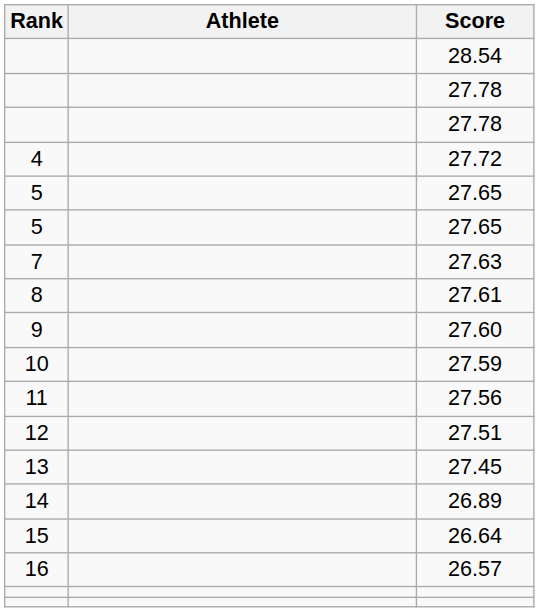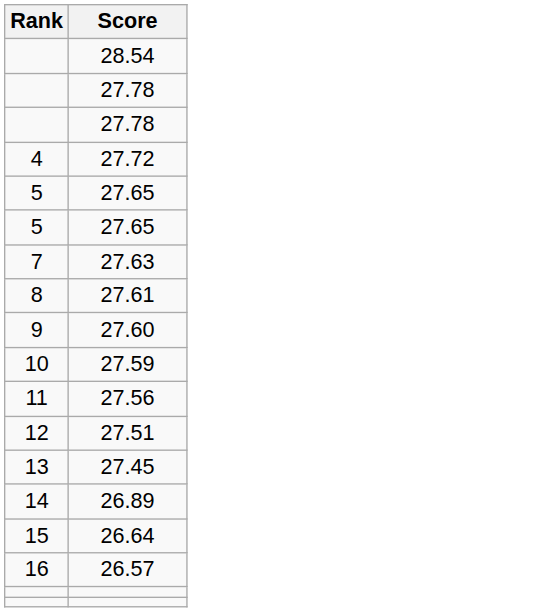- column: (242, 21)
